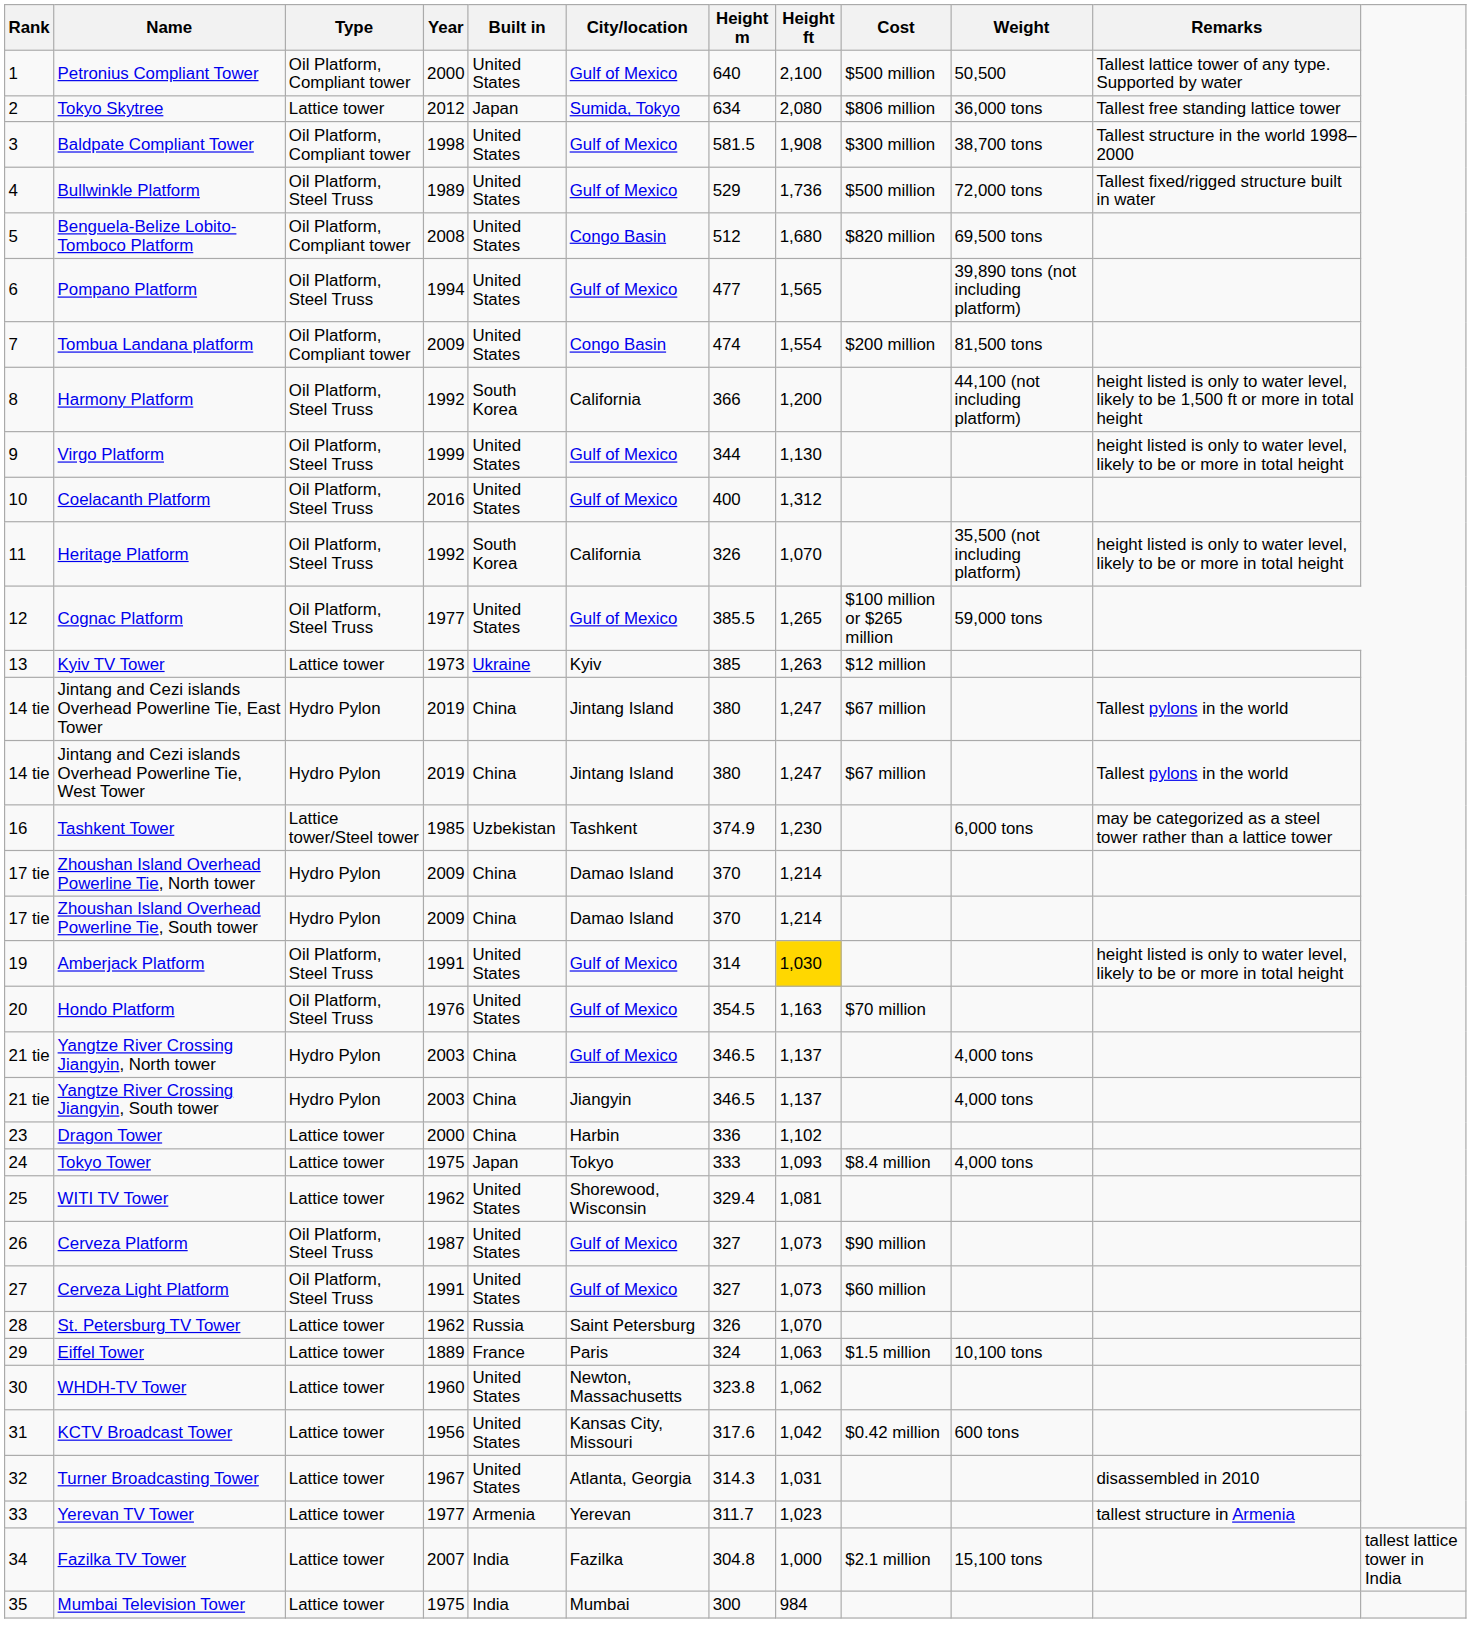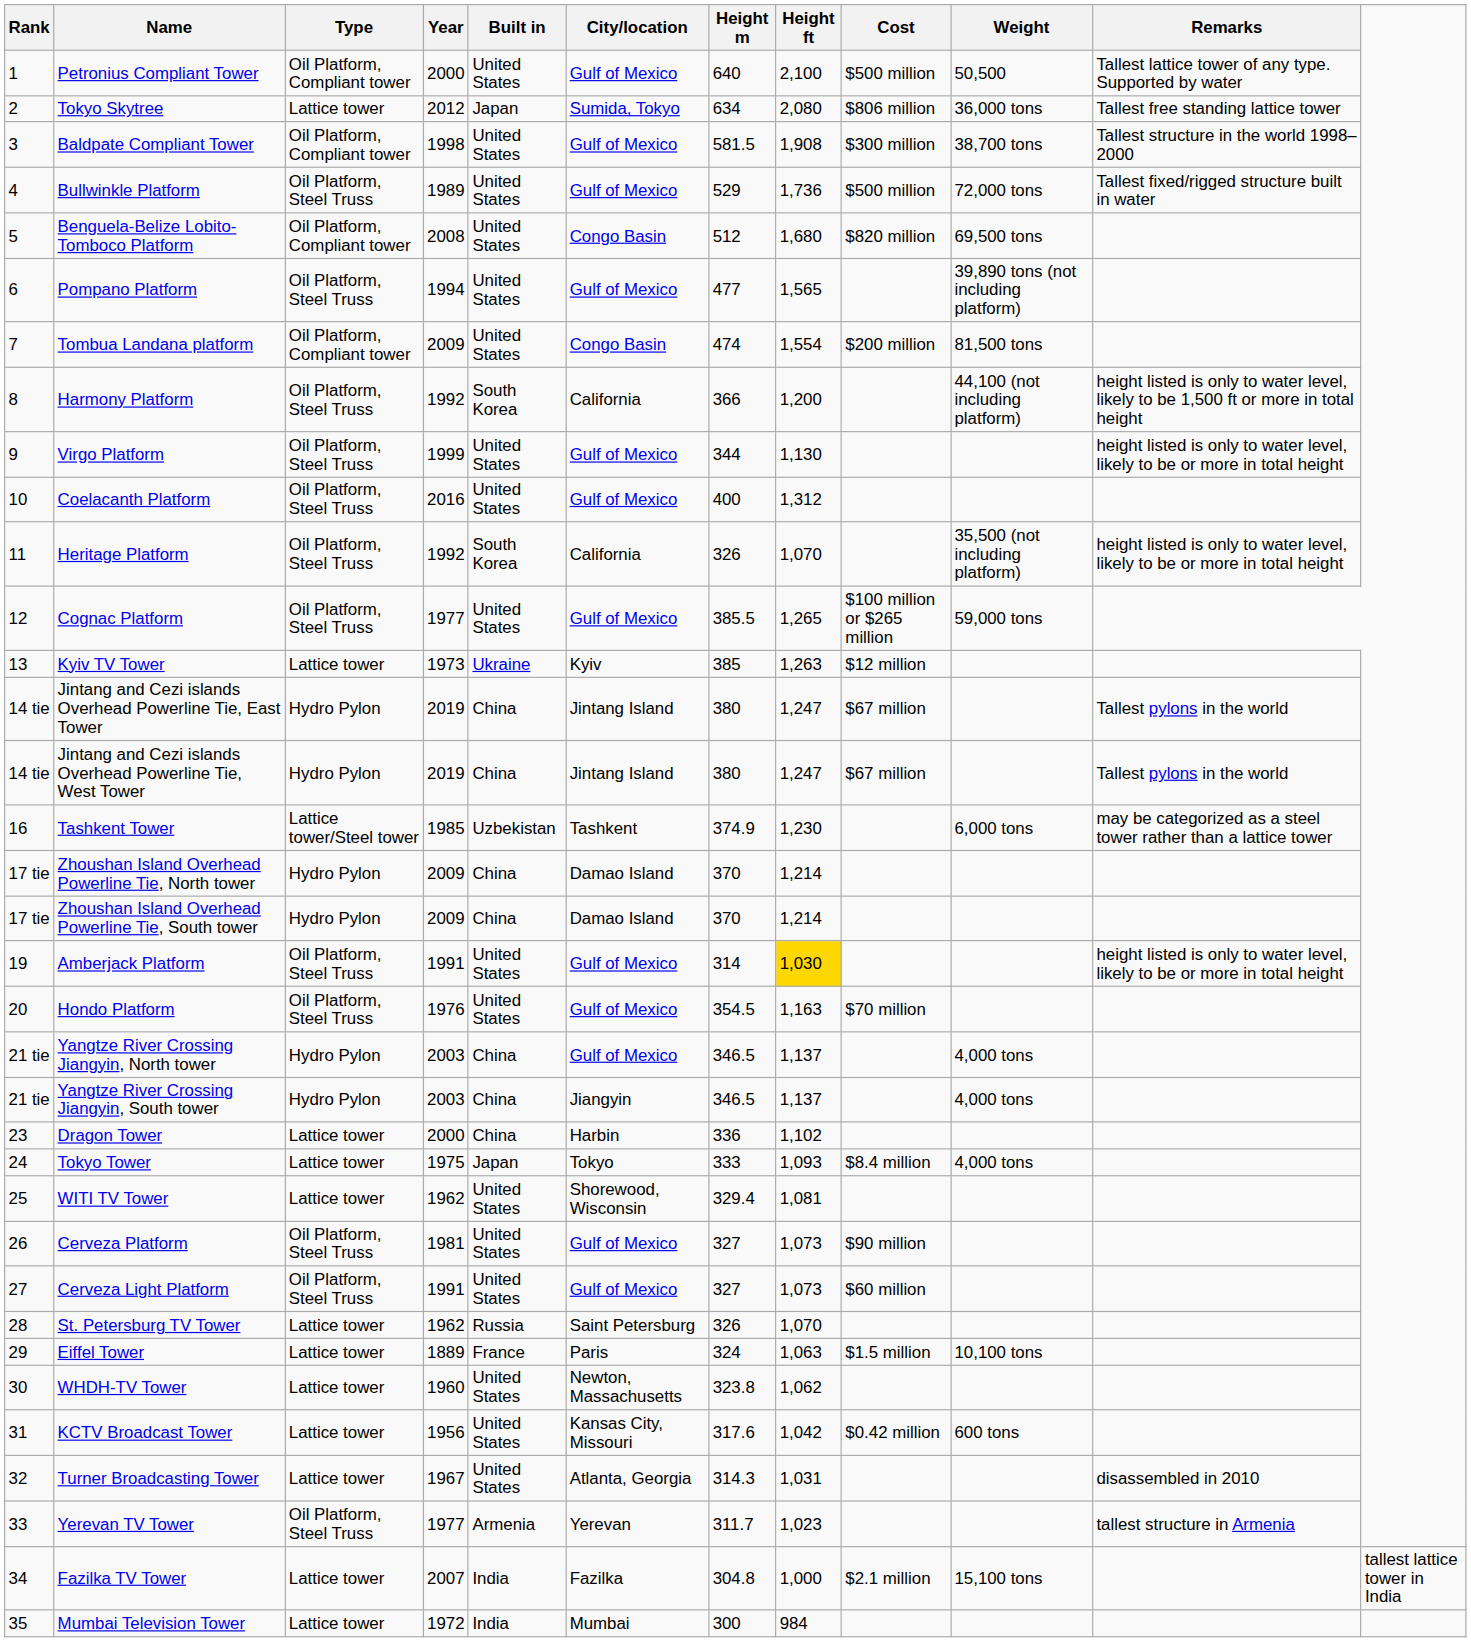(446, 1244) 1987 -> (446, 1244) 1981
(337, 1514) Lattice tower -> (335, 1524) Oil Platform, Steel Truss
(446, 1605) 1975 -> (446, 1624) 1972
